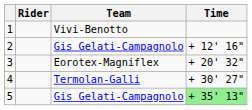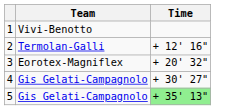- column: (33, 13)
(119, 46) Gis Gelati-Campagnolo -> (61, 46) Termolan-Galli
(97, 80) Termolan-Galli -> (83, 80) Gis Gelati-Campagnolo
